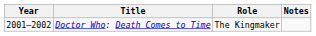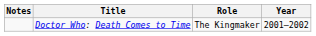columns swapped: (29, 11) <-> (296, 11)
